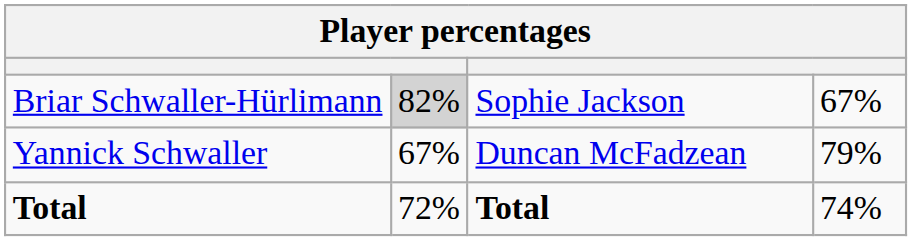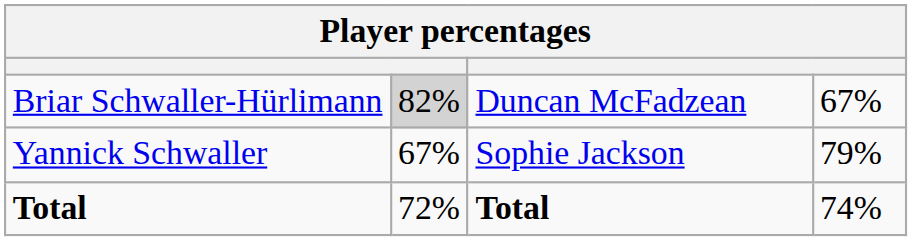(580, 100) Sophie Jackson -> (611, 100) Duncan McFadzean
(611, 153) Duncan McFadzean -> (580, 153) Sophie Jackson
